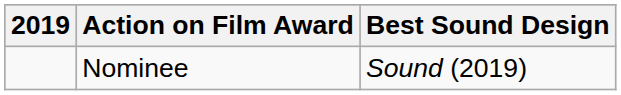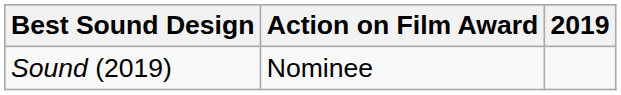columns swapped: (40, 25) <-> (488, 25)
